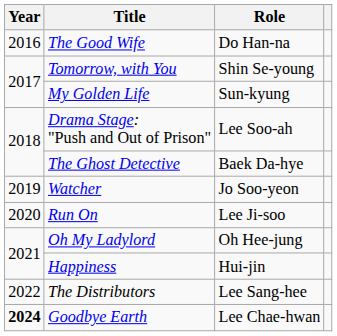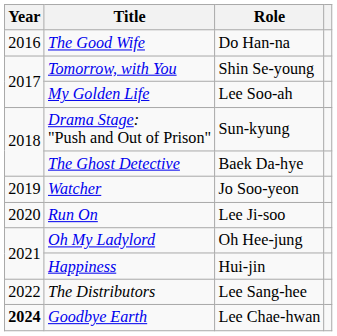(254, 94) Sun-kyung -> (256, 94) Lee Soo-ah
(256, 128) Lee Soo-ah -> (254, 128) Sun-kyung
